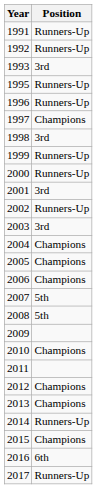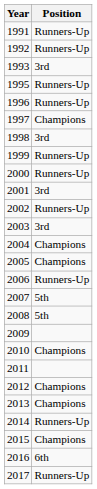(60, 279) Champions -> (62, 279) Runners-Up
